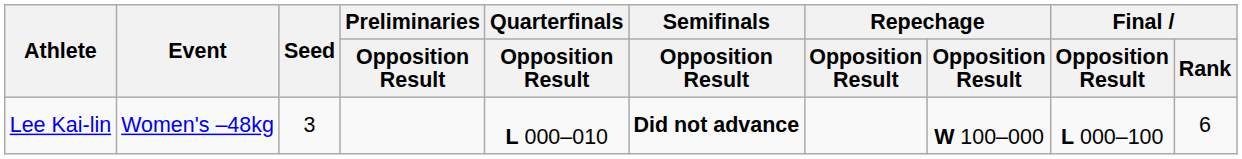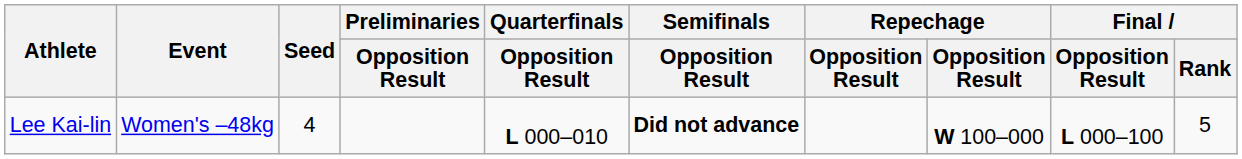(310, 126) 3 -> (310, 126) 4
(1205, 126) 6 -> (1205, 126) 5
